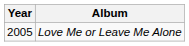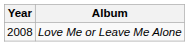(20, 31) 2005 -> (20, 31) 2008
